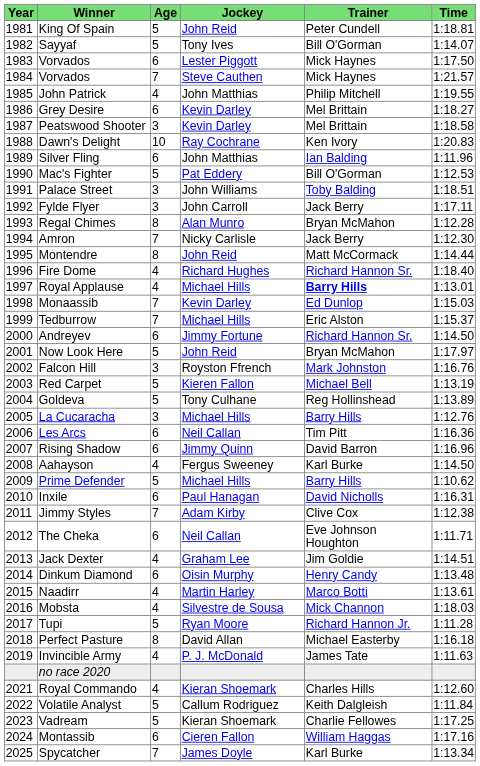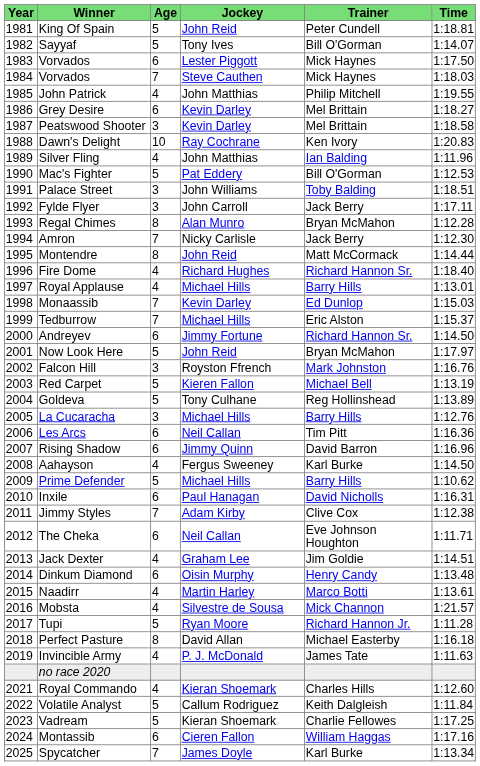(454, 77) 1:21.57 -> (454, 77) 1:18.03
(155, 158) 6 -> (155, 158) 4
(336, 287) bold -> (334, 287) normal
(454, 608) 1:18.03 -> (454, 608) 1:21.57
